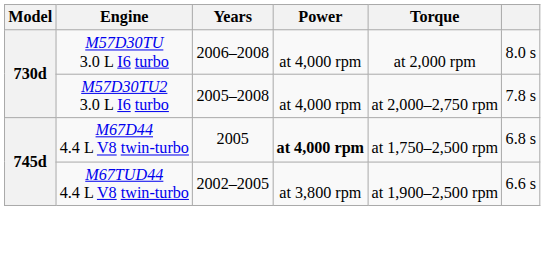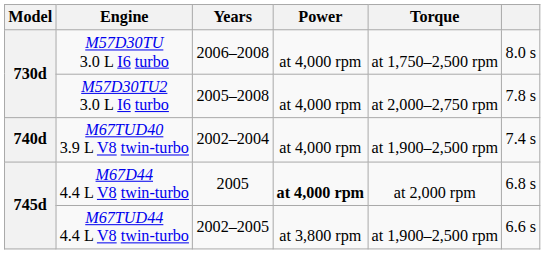(435, 61) at 2,000 rpm -> (435, 61) at 1,750–2,500 rpm
+ row: (124, 139)
(435, 148) at 1,750–2,500 rpm -> (435, 192) at 2,000 rpm
